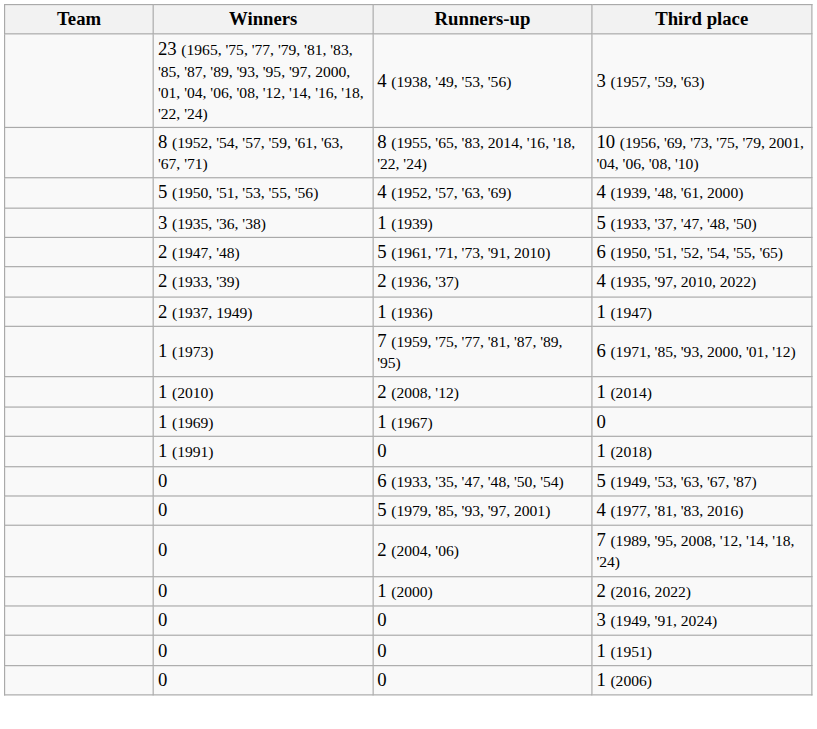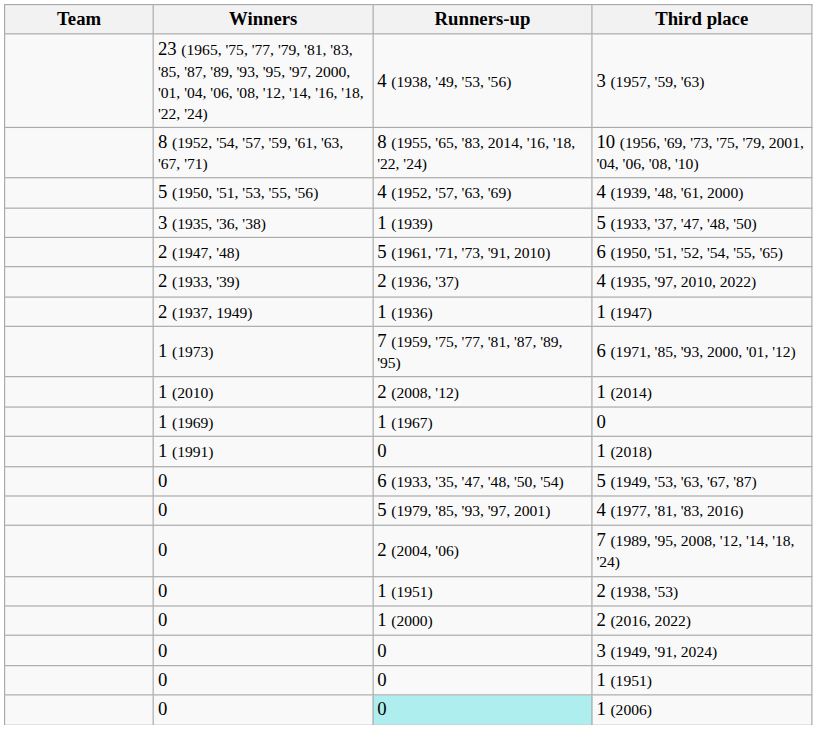+ row: (637, 591)
(382, 680) no background -> (382, 709) paleturquoise background
